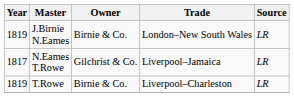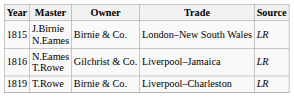(17, 34) 1819 -> (17, 34) 1815
(17, 62) 1817 -> (17, 62) 1816
